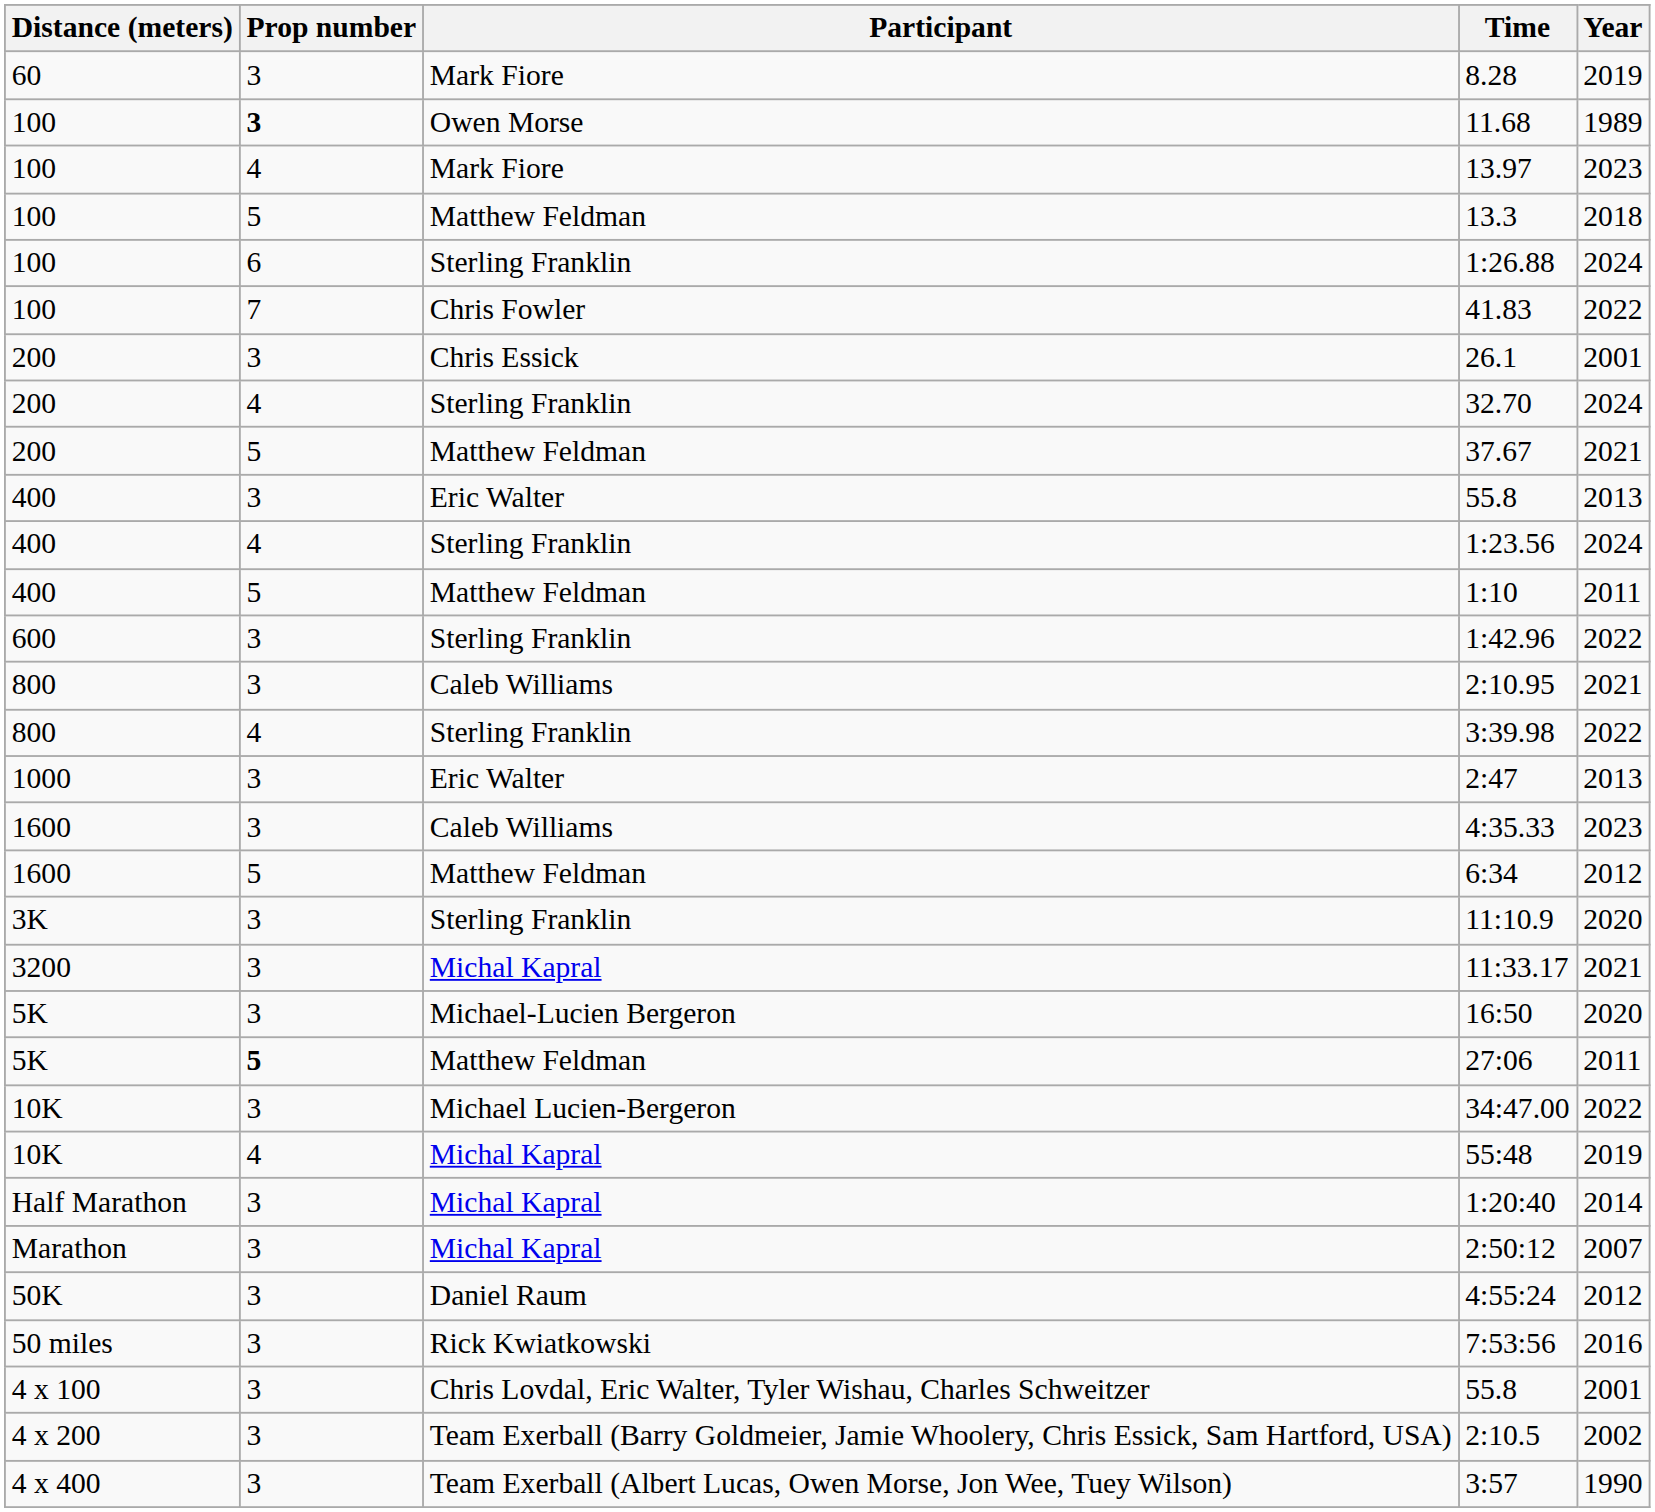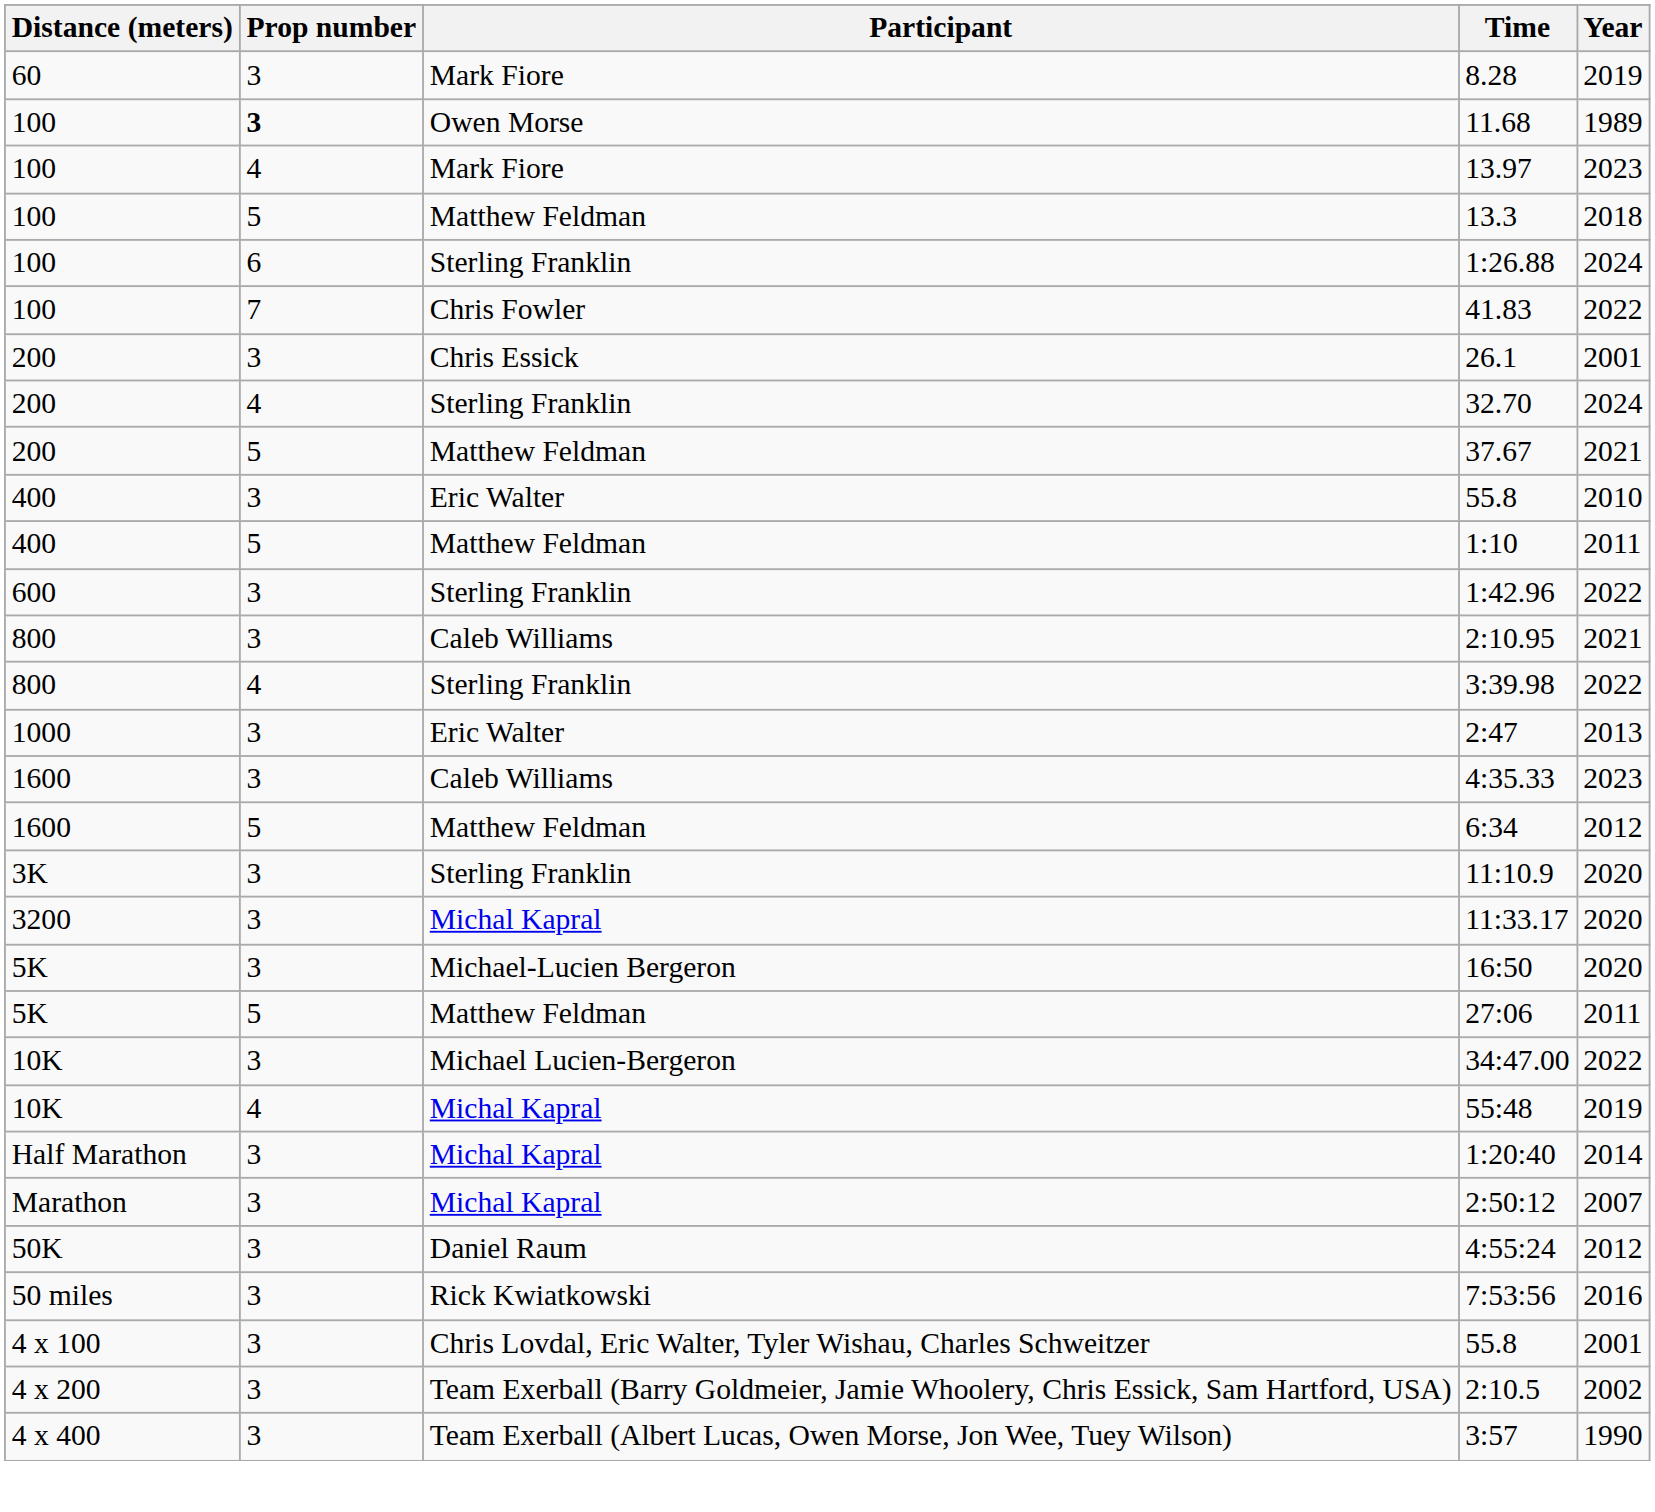(1613, 497) 2013 -> (1613, 497) 2010
- row: (34, 544)
(1613, 966) 2021 -> (1613, 919) 2020
(254, 1060) bold -> (254, 1013) normal
